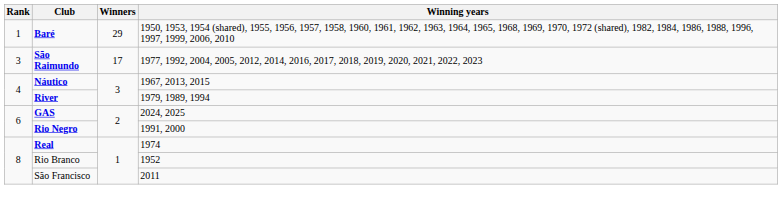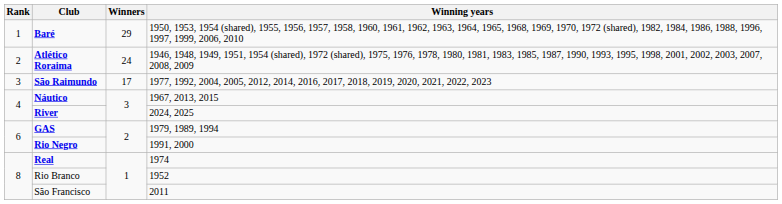+ row: (53, 60)
(175, 97) 1979, 1989, 1994 -> (171, 113) 2024, 2025
(163, 113) 2024, 2025 -> (184, 129) 1979, 1989, 1994
